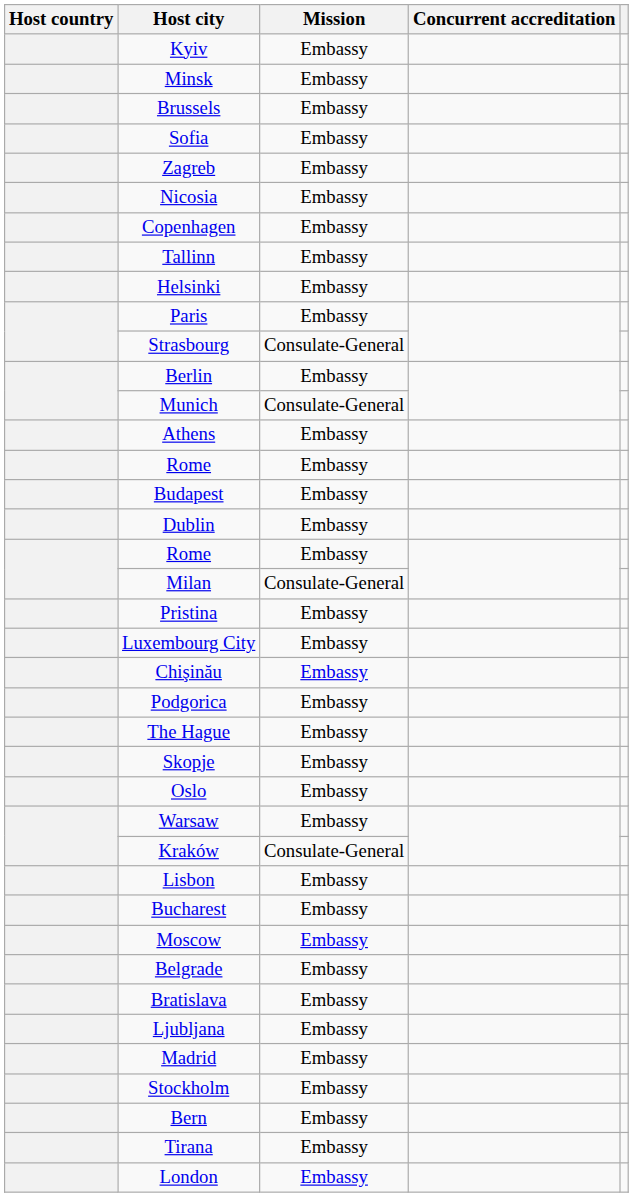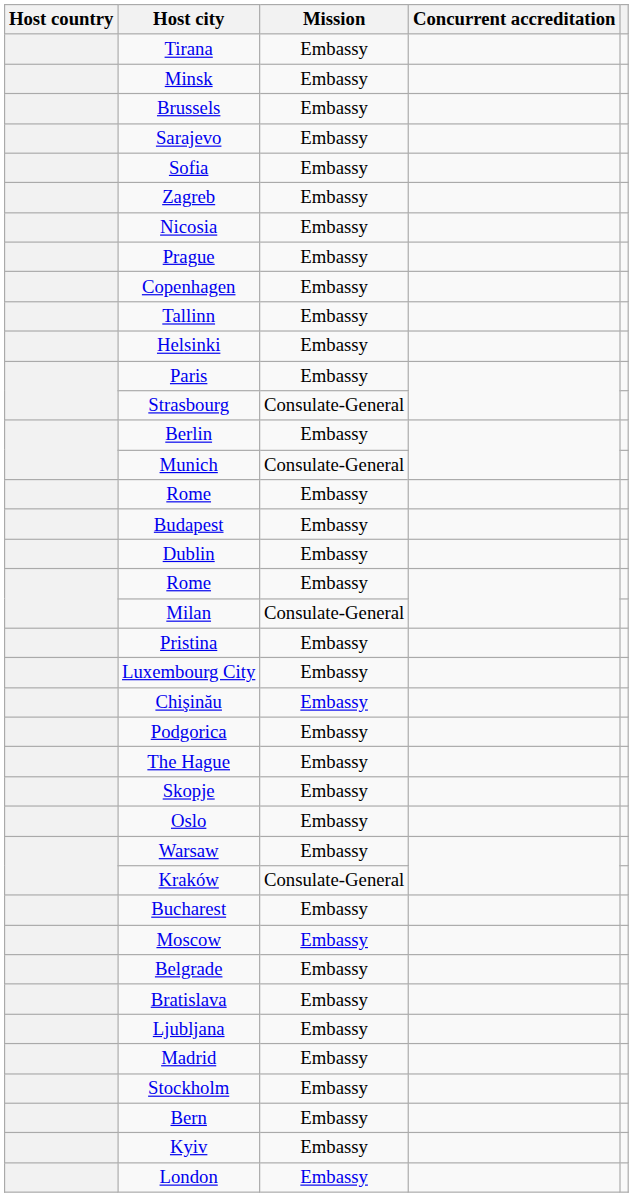rows swapped: (189, 1147) <-> (189, 49)
+ row: (189, 138)
+ row: (189, 256)
- row: (189, 434)
- row: (189, 880)
